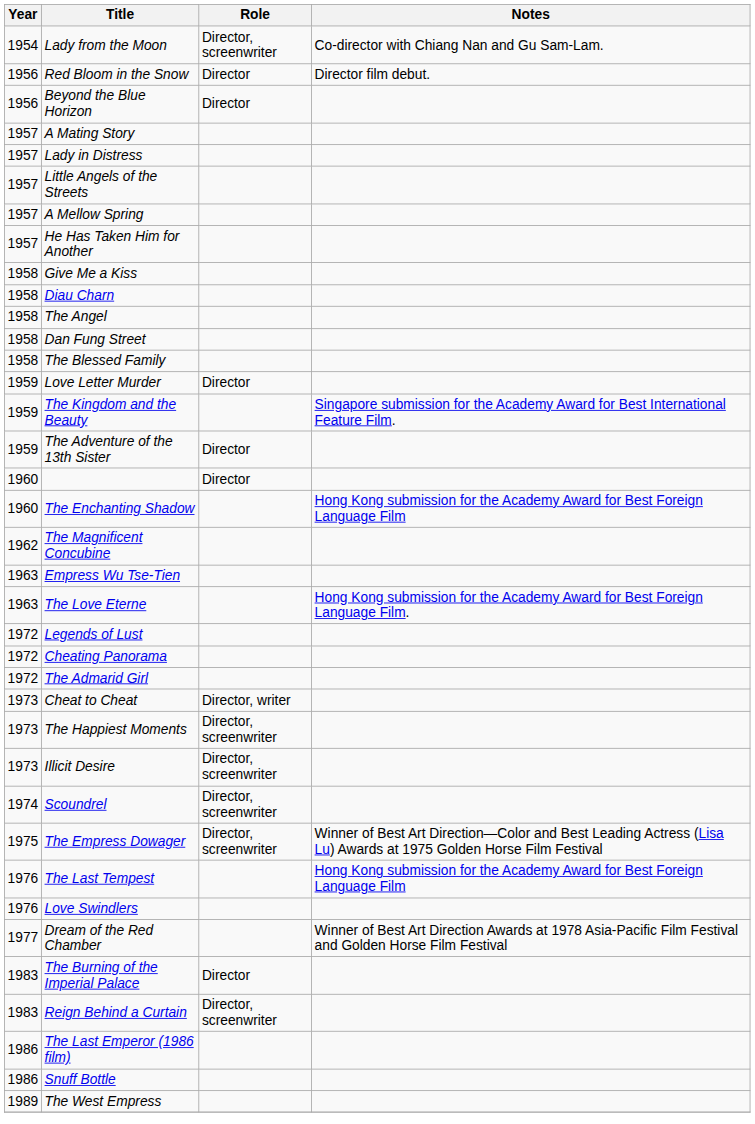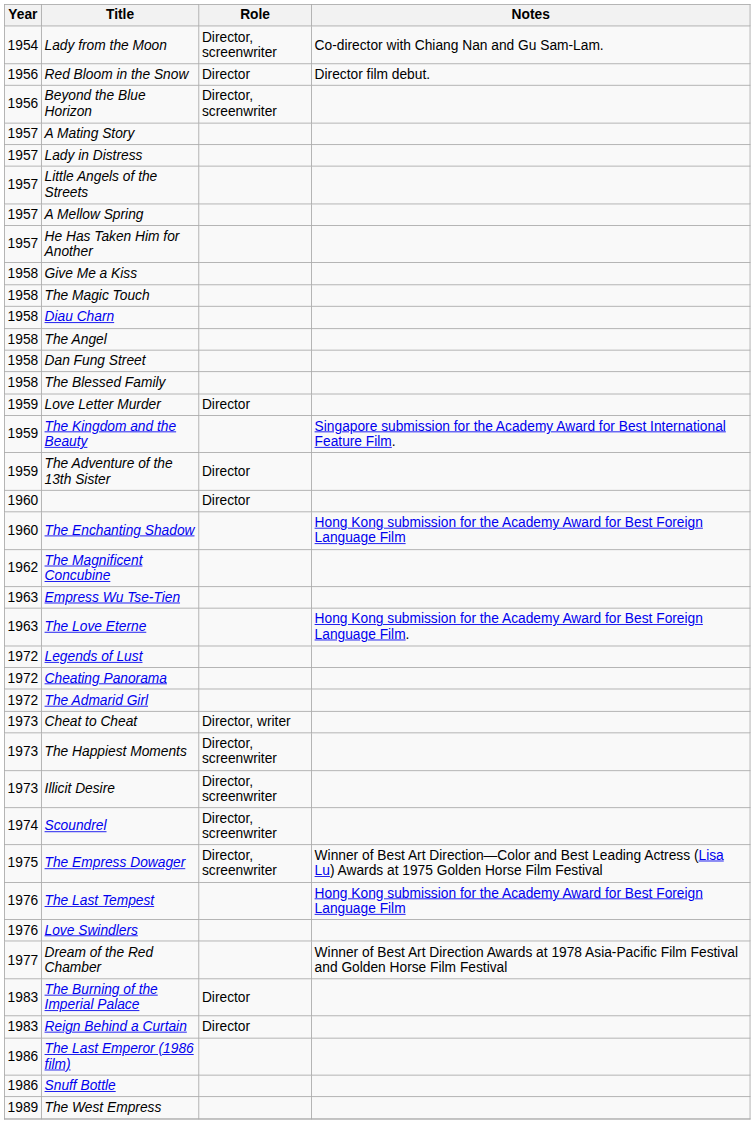(226, 104) Director -> (239, 104) Director, screenwriter
+ row: (23, 295)
(239, 1012) Director, screenwriter -> (226, 1026) Director
